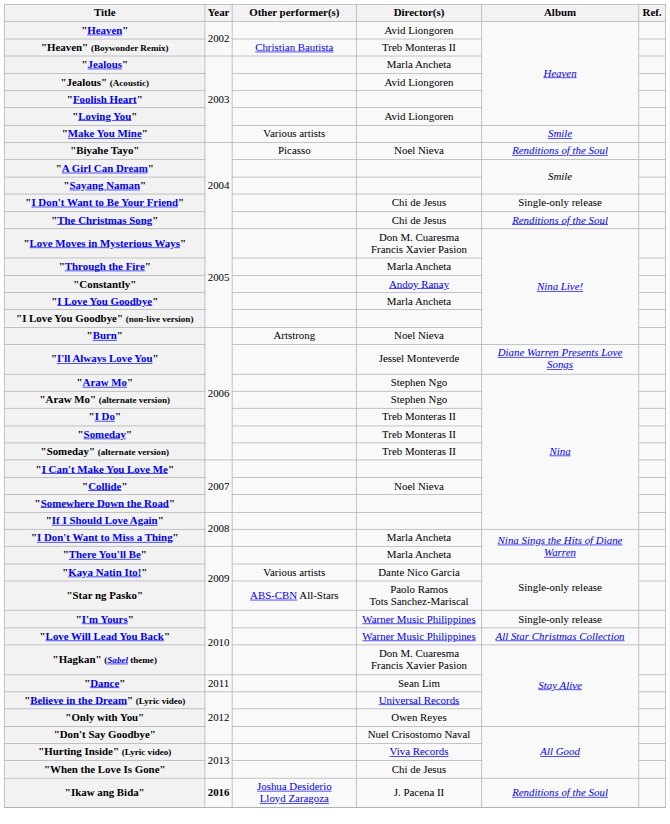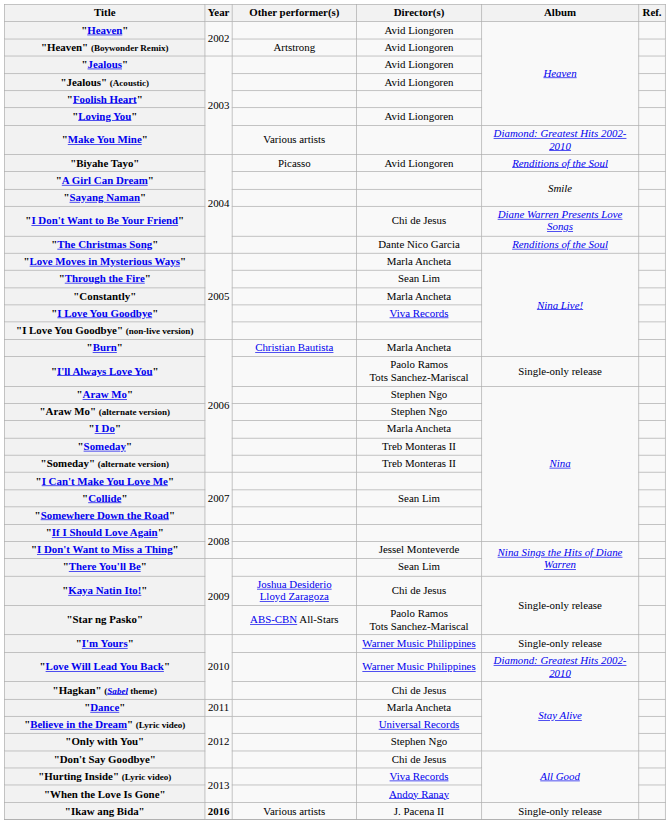(294, 47) Christian Bautista -> (294, 47) Artstrong
(419, 47) Treb Monteras II -> (419, 47) Avid Liongoren
(419, 64) Marla Ancheta -> (419, 64) Avid Liongoren
(560, 133) Smile -> (560, 140) Diamond: Greatest Hits 2002-2010
(419, 151) Noel Nieva -> (419, 163) Avid Liongoren
(560, 202) Single-only release -> (560, 221) Diane Warren Presents Love Songs
(419, 220) Chi de Jesus -> (419, 244) Dante Nico Garcia
(419, 243) Don M. Cuaresma Francis Xavier Pasion -> (419, 261) Marla Ancheta
(419, 266) Marla Ancheta -> (419, 279) Sean Lim
(419, 284) Andoy Ranay -> (419, 296) Marla Ancheta
(419, 301) Marla Ancheta -> (419, 313) Viva Records
(294, 335) Artstrong -> (294, 348) Christian Bautista
(419, 335) Noel Nieva -> (419, 348) Marla Ancheta
(419, 359) Jessel Monteverde -> (419, 371) Paolo Ramos Tots Sanchez-Mariscal
(560, 359) Diane Warren Presents Love Songs -> (560, 371) Single-only release
(419, 417) Treb Monteras II -> (419, 429) Marla Ancheta
(419, 486) Noel Nieva -> (419, 498) Sean Lim
(419, 538) Marla Ancheta -> (419, 550) Jessel Monteverde
(419, 555) Marla Ancheta -> (419, 567) Sean Lim
(294, 572) Various artists -> (294, 590) Joshua Desiderio Lloyd Zaragoza
(419, 572) Dante Nico Garcia -> (419, 590) Chi de Jesus
(560, 636) All Star Christmas Collection -> (560, 667) Diamond: Greatest Hits 2002-2010
(419, 659) Don M. Cuaresma Francis Xavier Pasion -> (419, 690) Chi de Jesus
(419, 683) Sean Lim -> (419, 707) Marla Ancheta
(419, 717) Owen Reyes -> (419, 742) Stephen Ngo
(419, 735) Nuel Crisostomo Naval -> (419, 759) Chi de Jesus
(419, 769) Chi de Jesus -> (419, 794) Andoy Ranay
(294, 792) Joshua Desiderio Lloyd Zaragoza -> (294, 811) Various artists
(560, 792) Renditions of the Soul -> (560, 811) Single-only release
